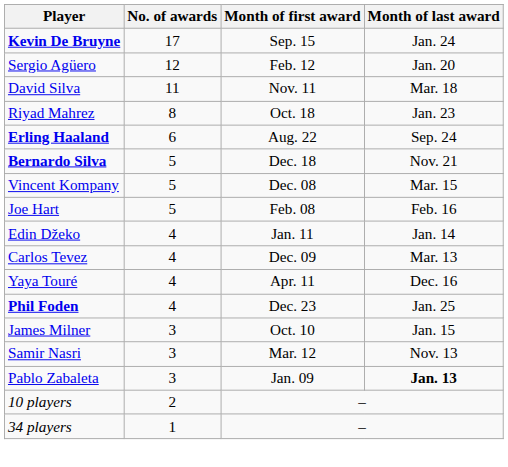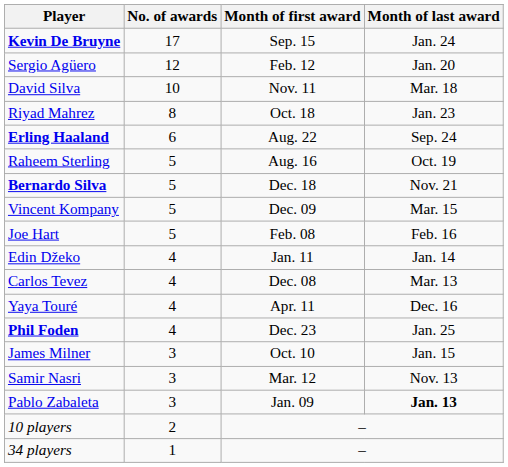(172, 88) 11 -> (172, 88) 10
+ row: (59, 161)
(292, 185) Dec. 08 -> (292, 209) Dec. 09
(292, 257) Dec. 09 -> (292, 281) Dec. 08
